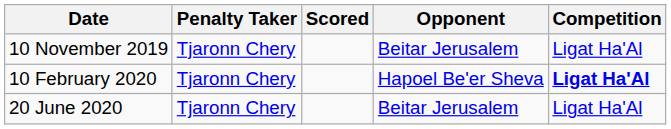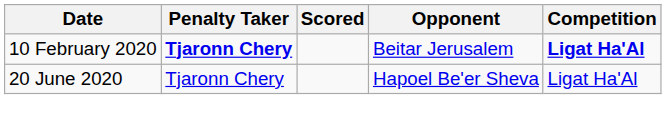- row: (89, 49)
(236, 78) normal -> (229, 49) bold
(461, 78) Hapoel Be'er Sheva -> (443, 49) Beitar Jerusalem
(448, 108) Beitar Jerusalem -> (456, 78) Hapoel Be'er Sheva
